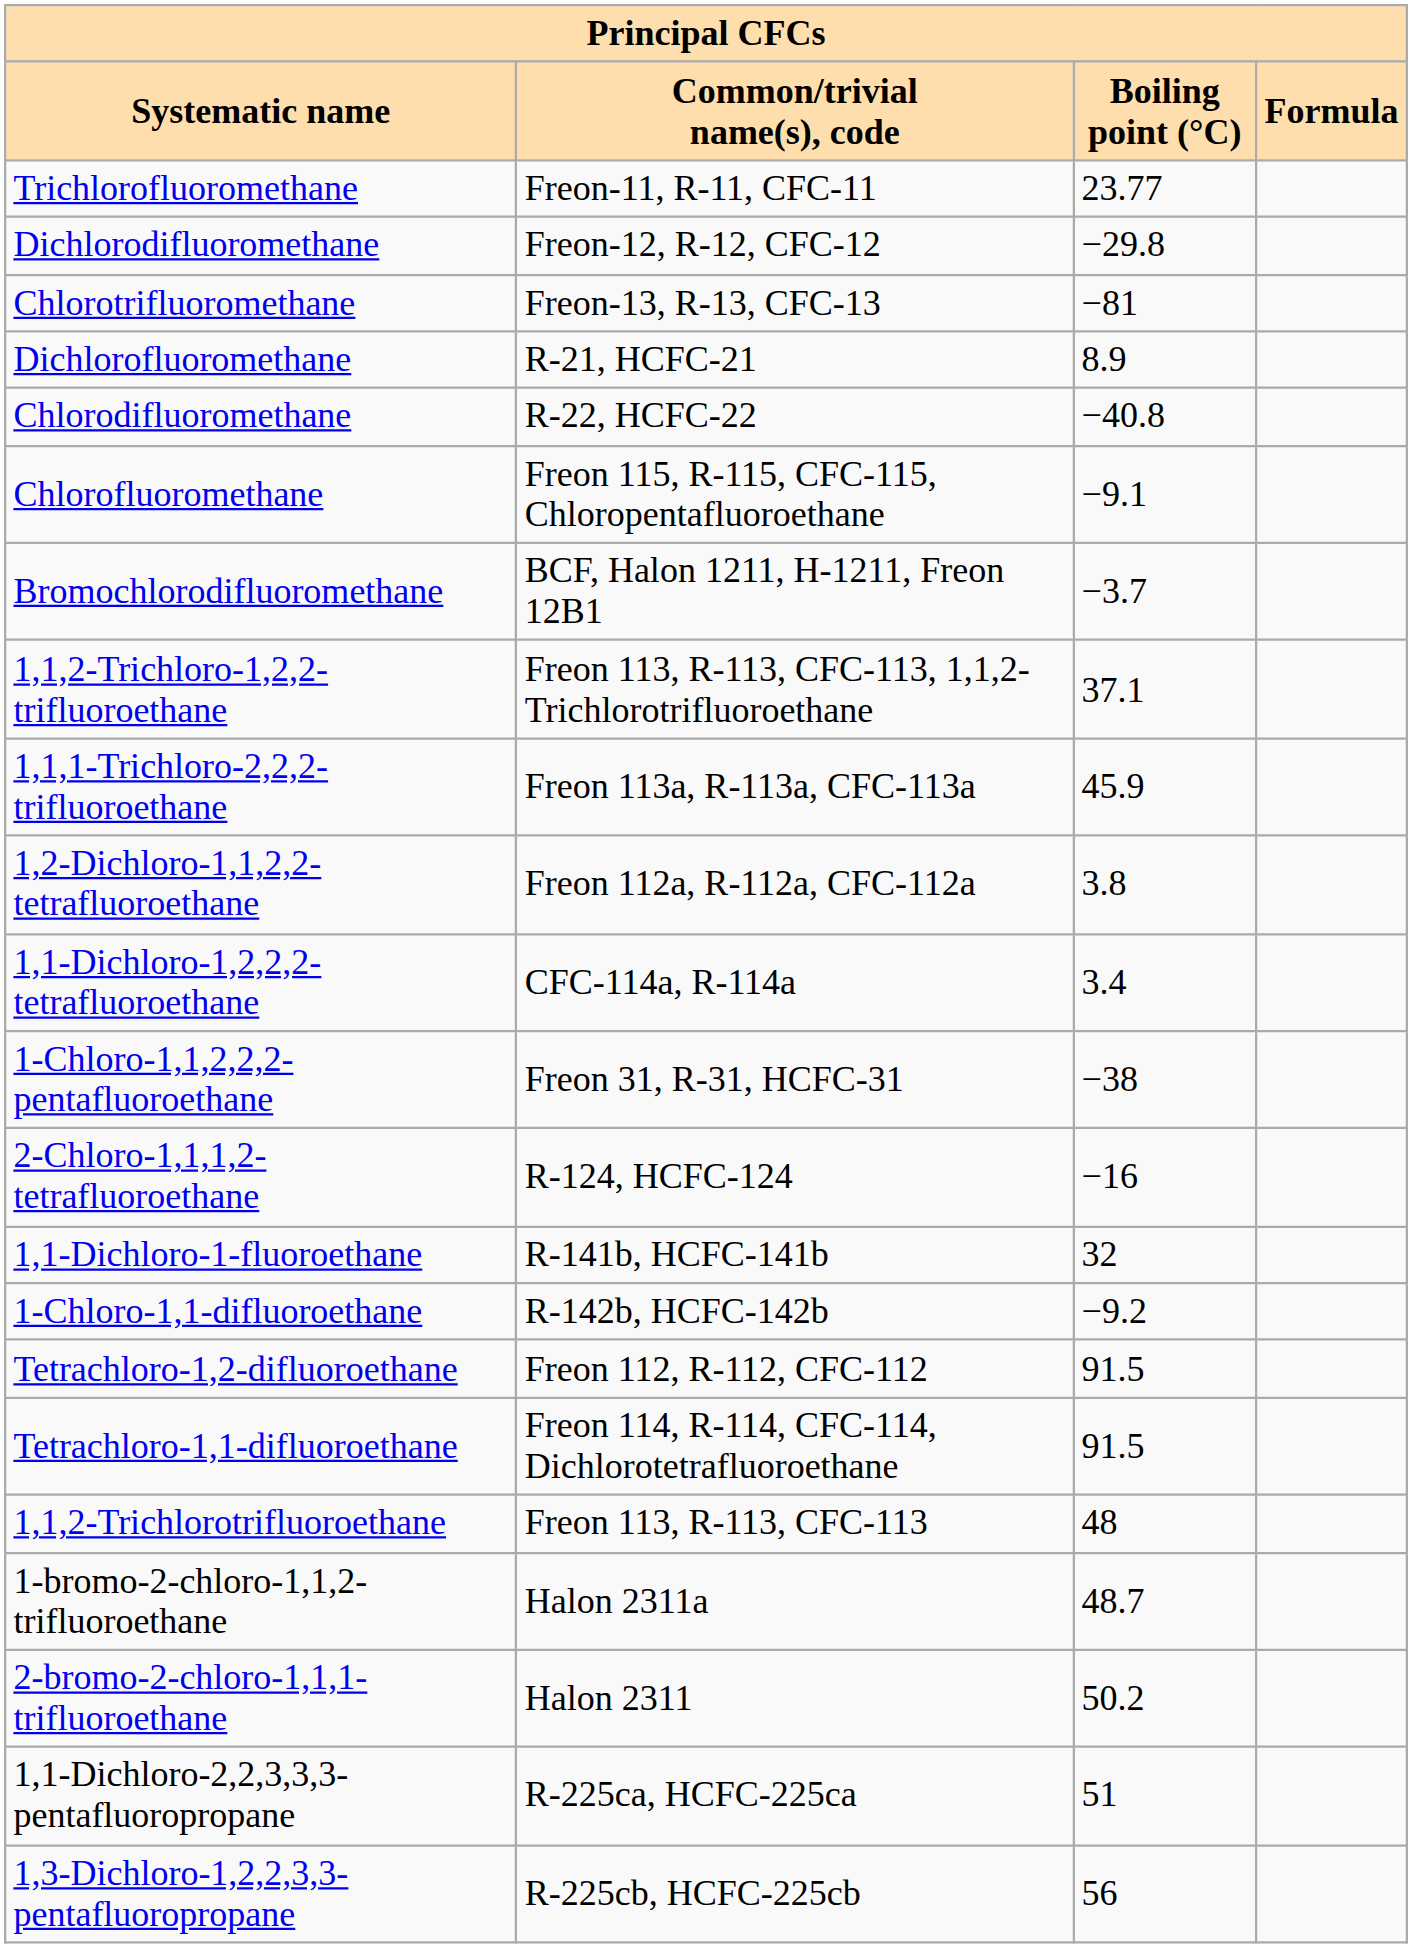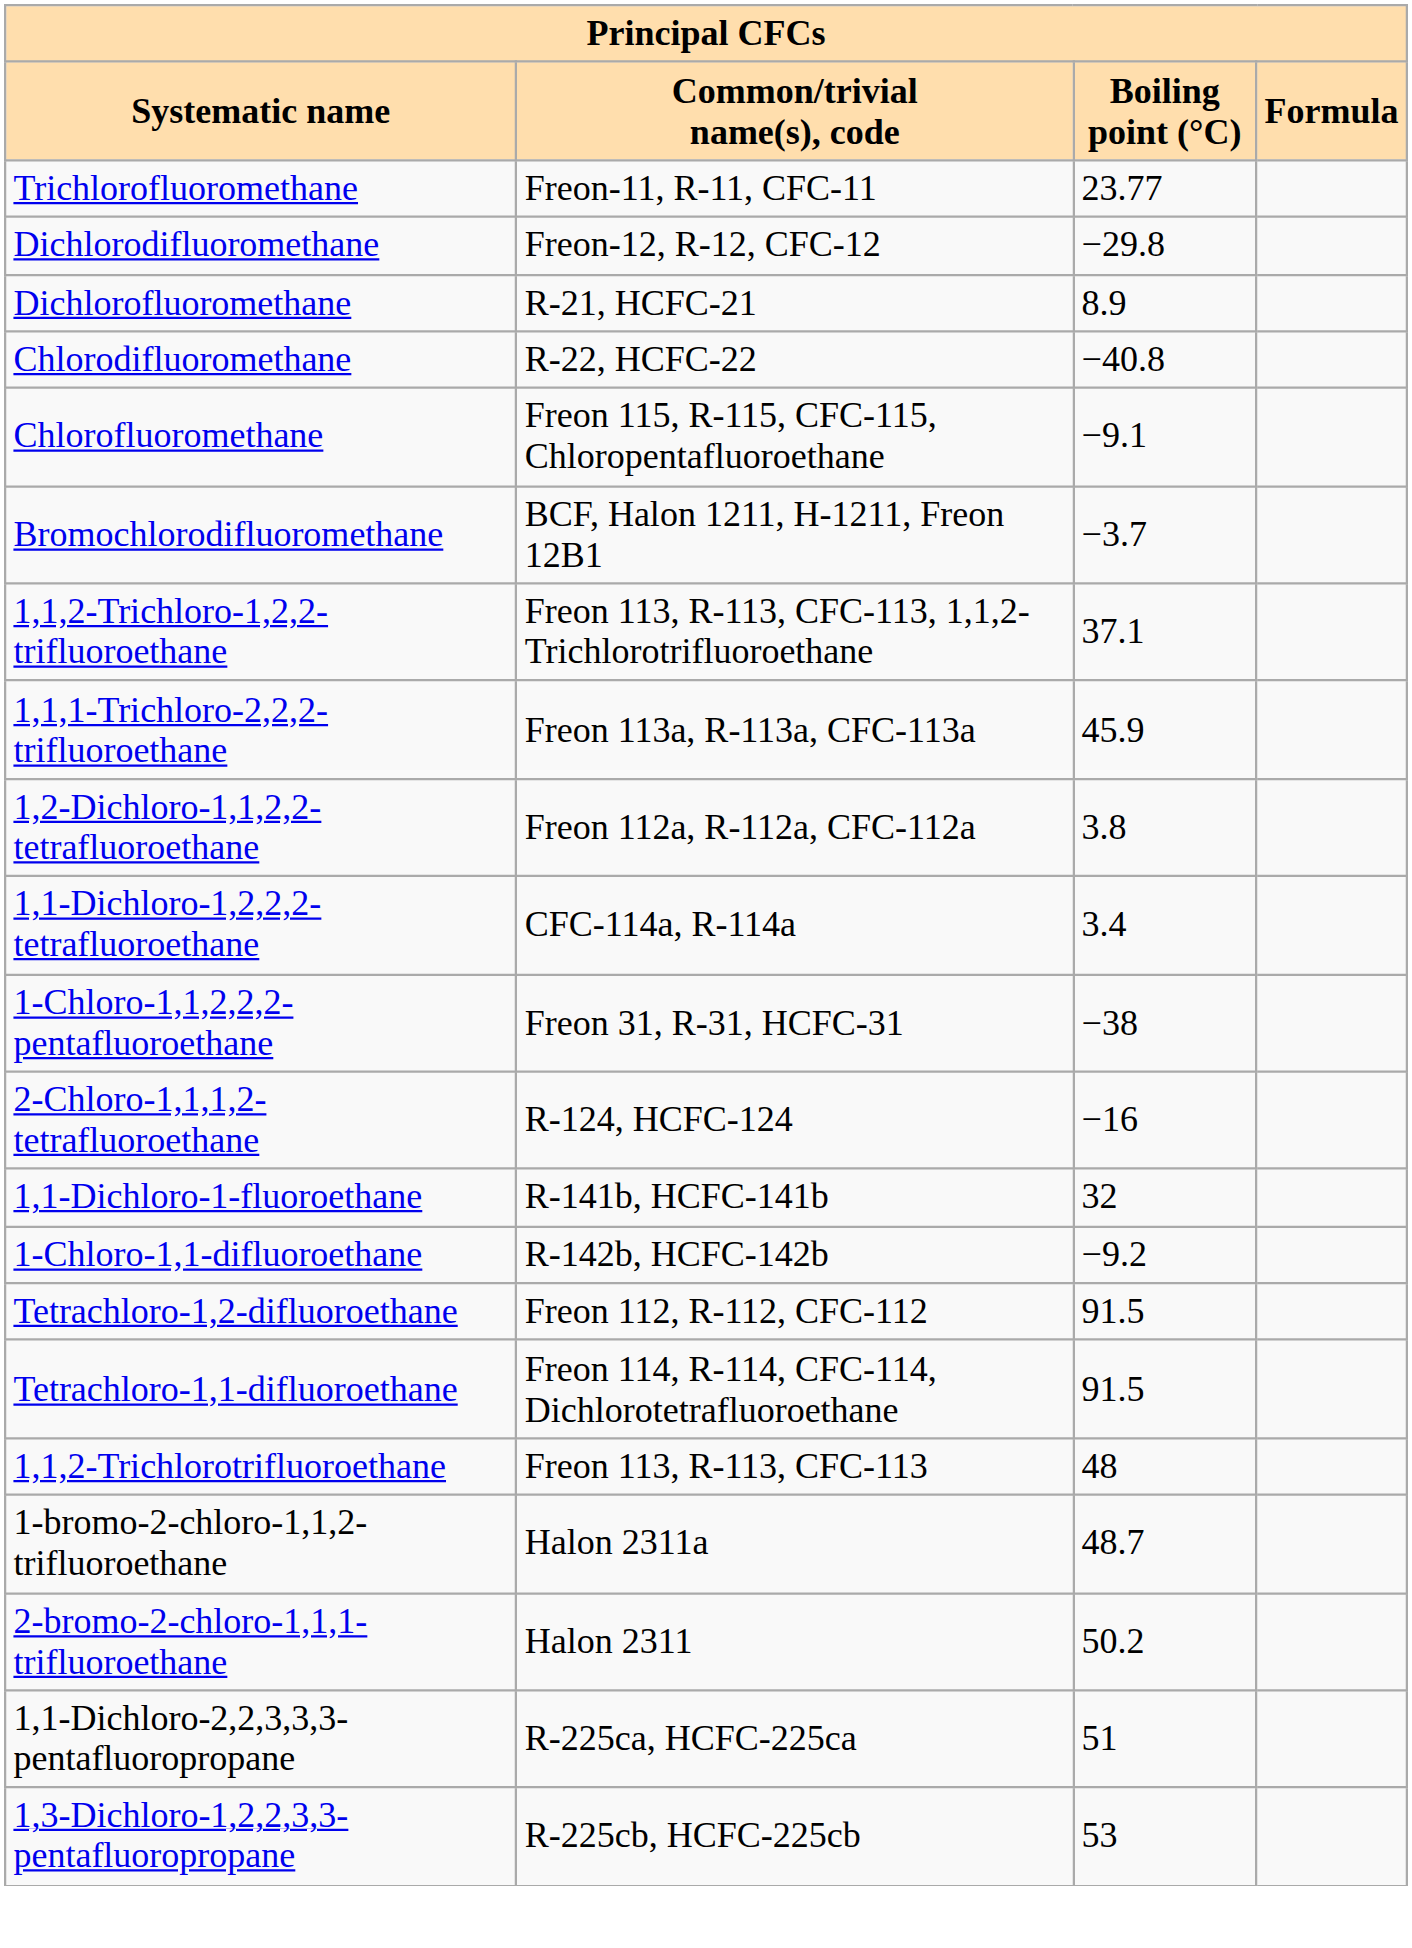- row: (184, 301)
(1100, 1892) 56 -> (1100, 1835) 53
